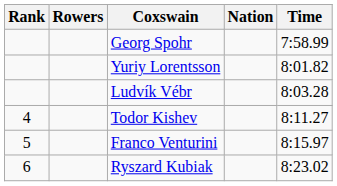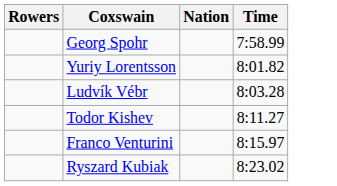- column: (27, 17)
